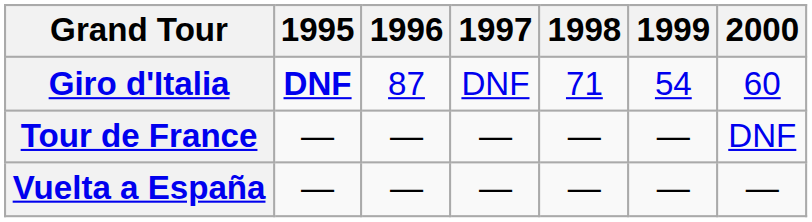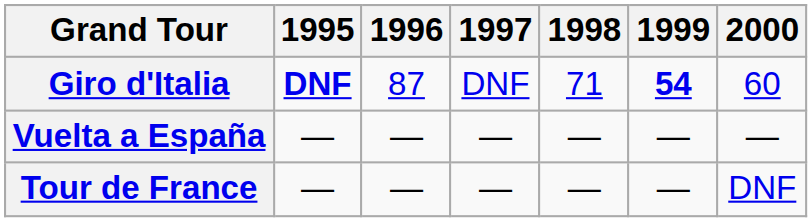(673, 83) normal -> (673, 83) bold
rows swapped: (139, 135) <-> (139, 188)
